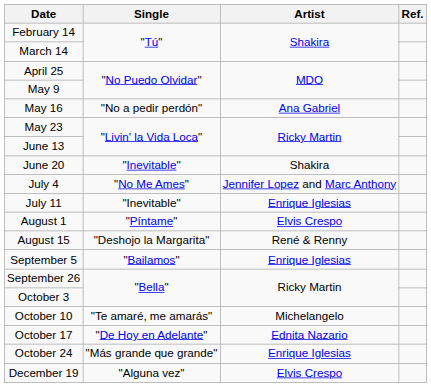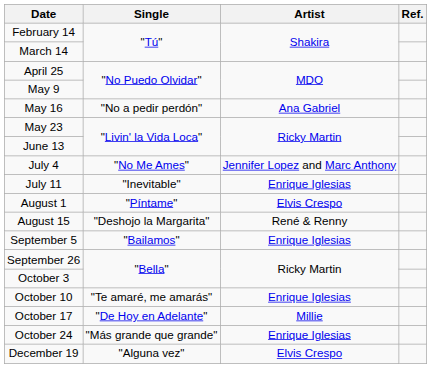- row: (44, 164)
(309, 315) Michelangelo -> (309, 296) Enrique Iglesias
(309, 334) Ednita Nazario -> (309, 315) Millie
